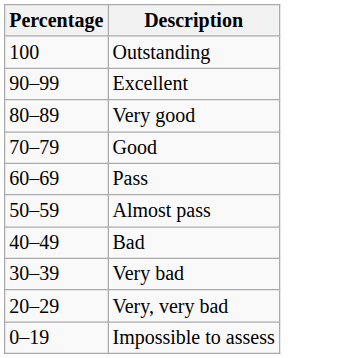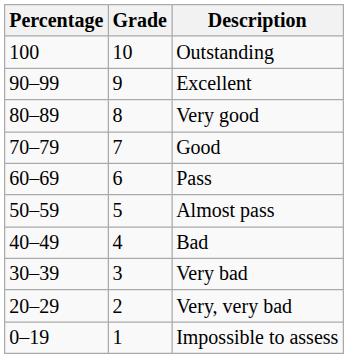+ column: (140, 20)
